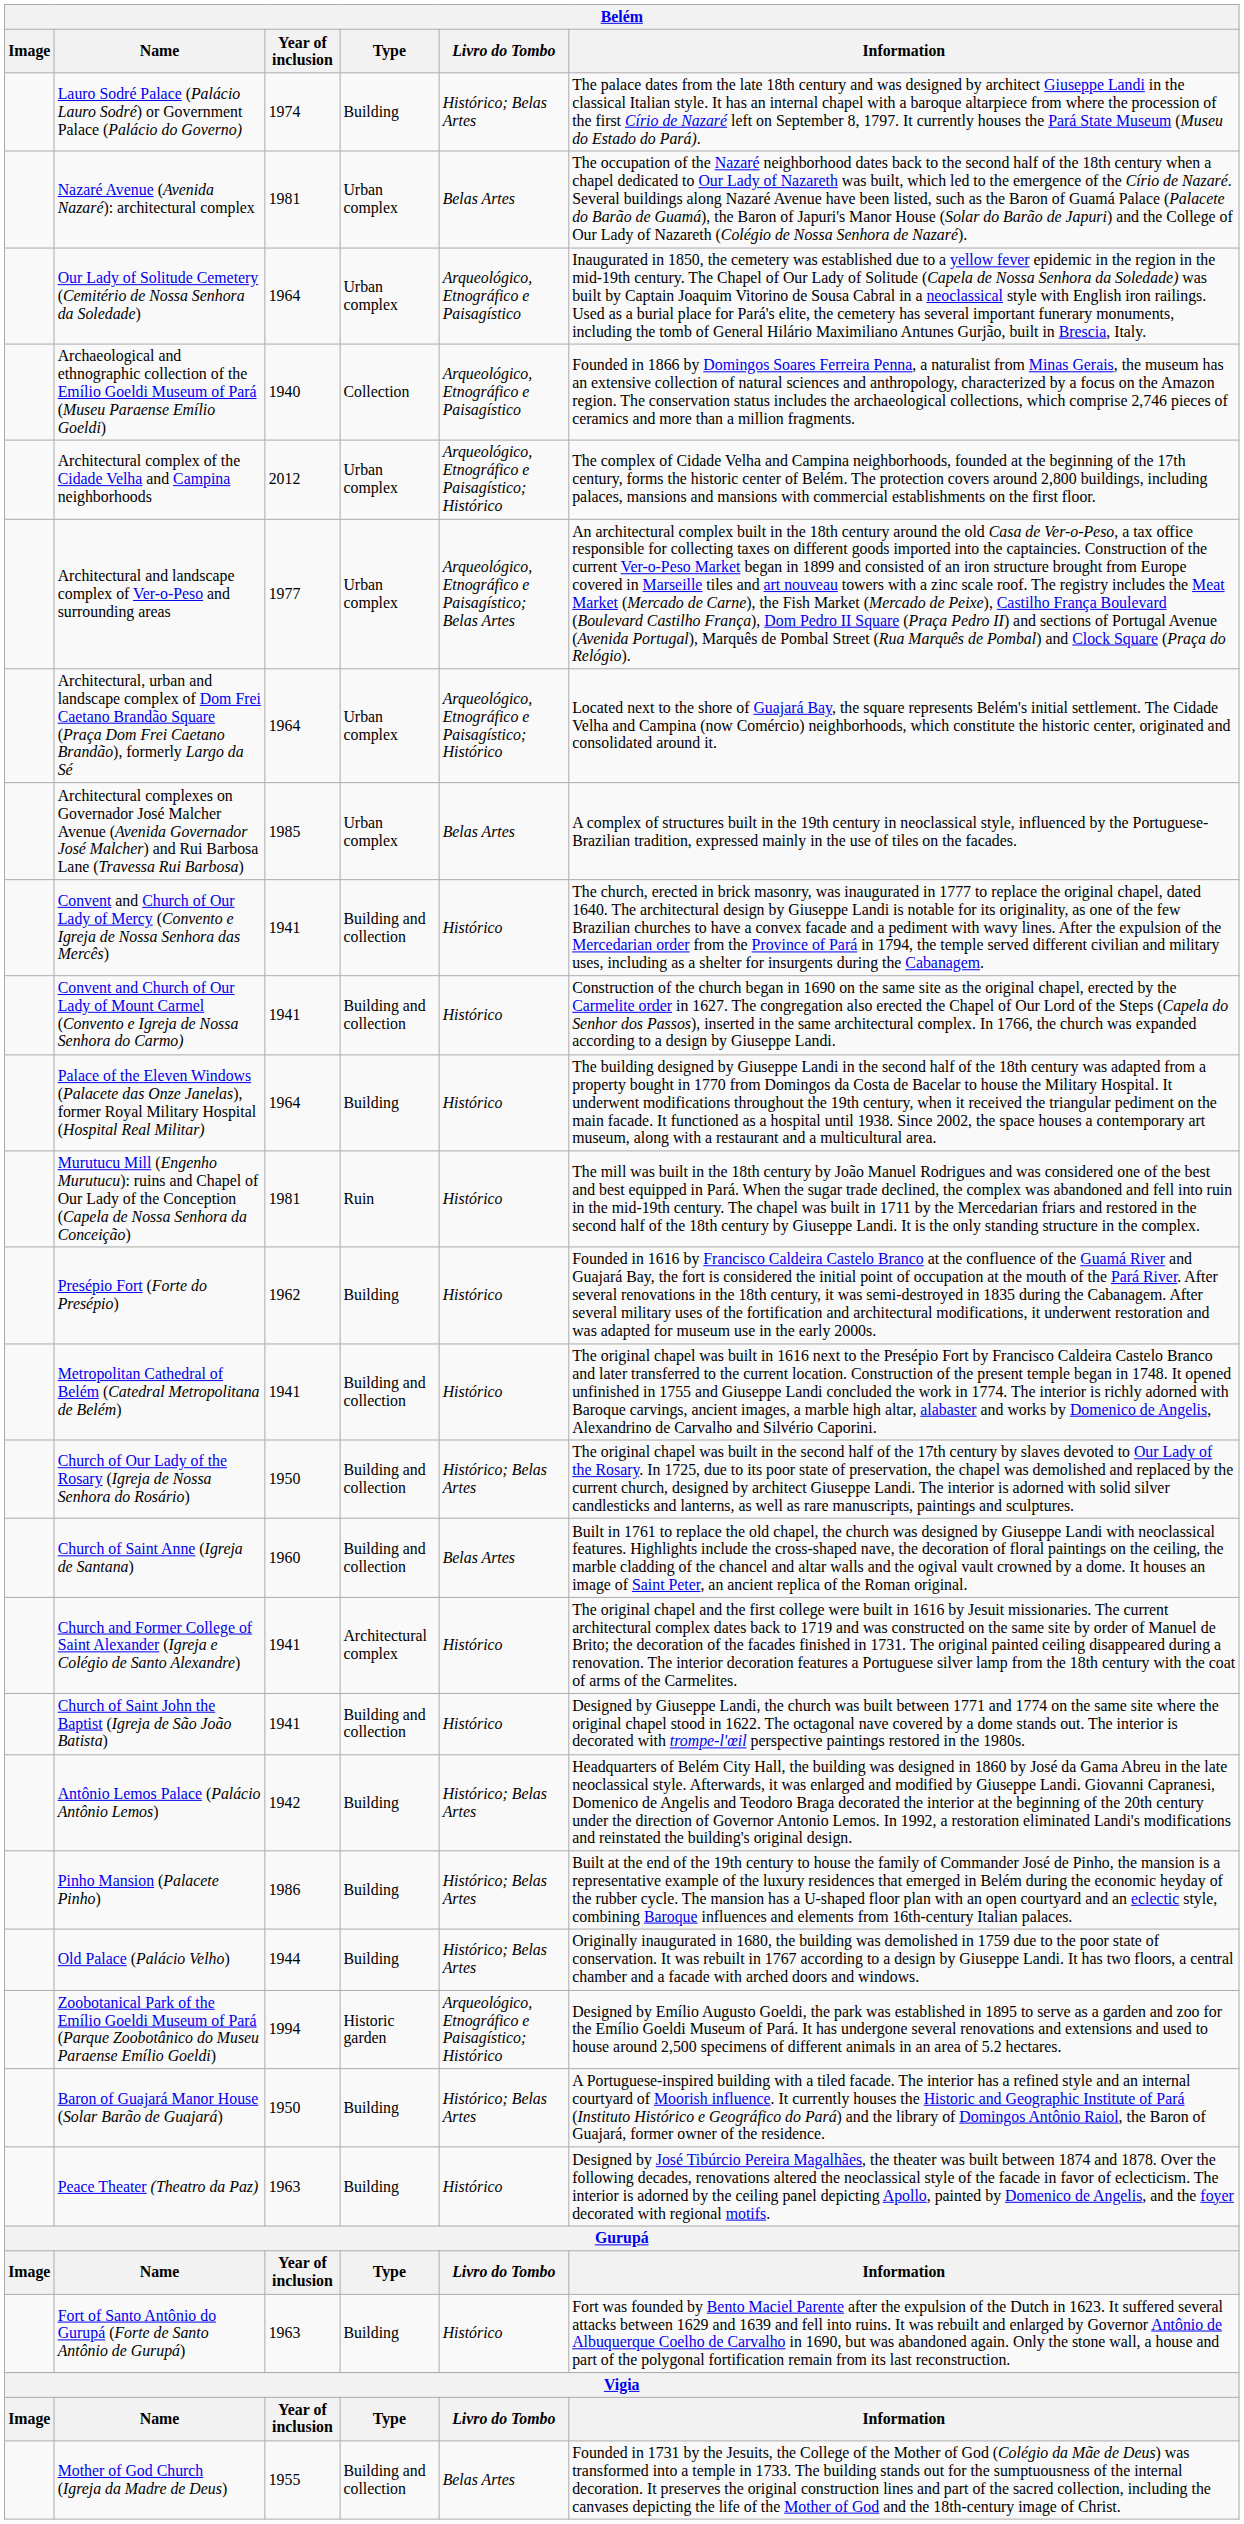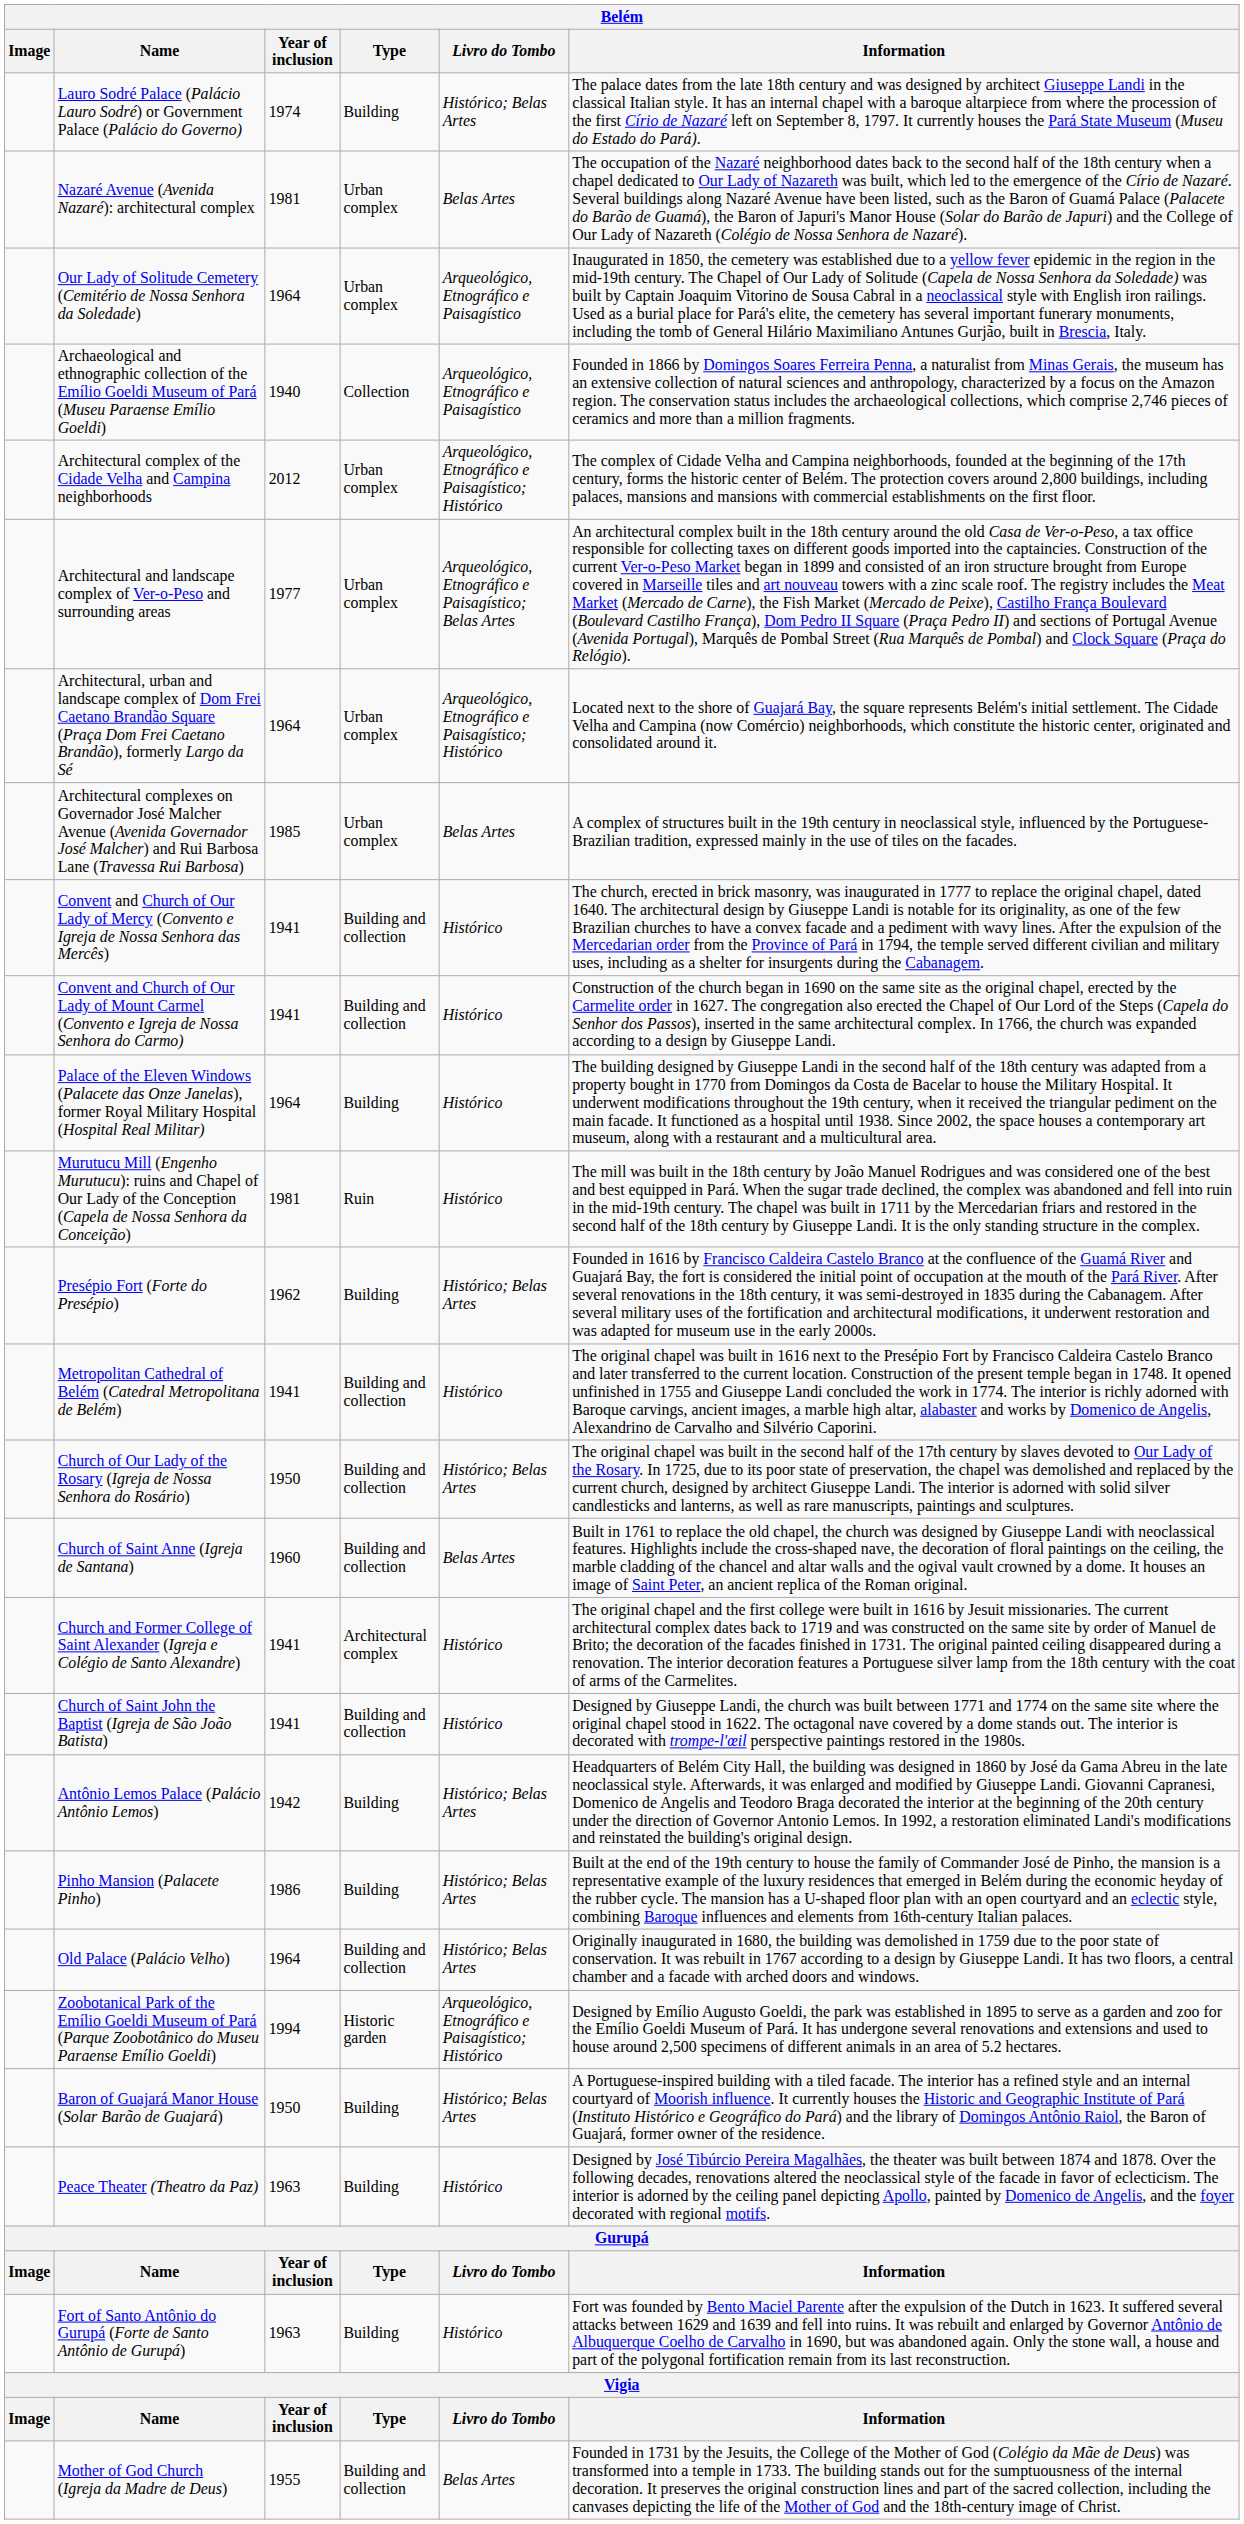(473, 1295) Histórico -> (495, 1295) Histórico; Belas Artes
(284, 1959) 1944 -> (284, 1959) 1964
(371, 1959) Building -> (385, 1959) Building and collection
